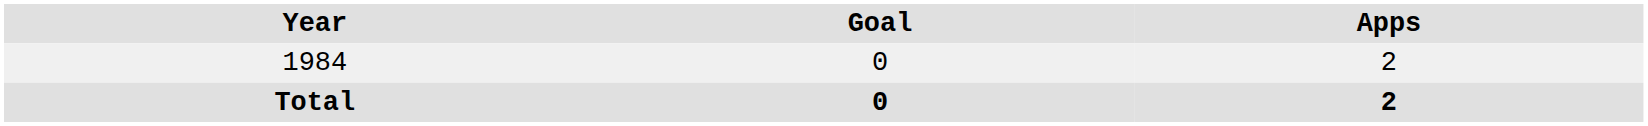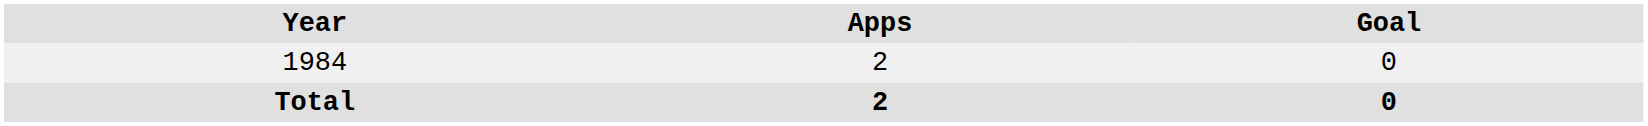columns swapped: (1389, 24) <-> (880, 24)
